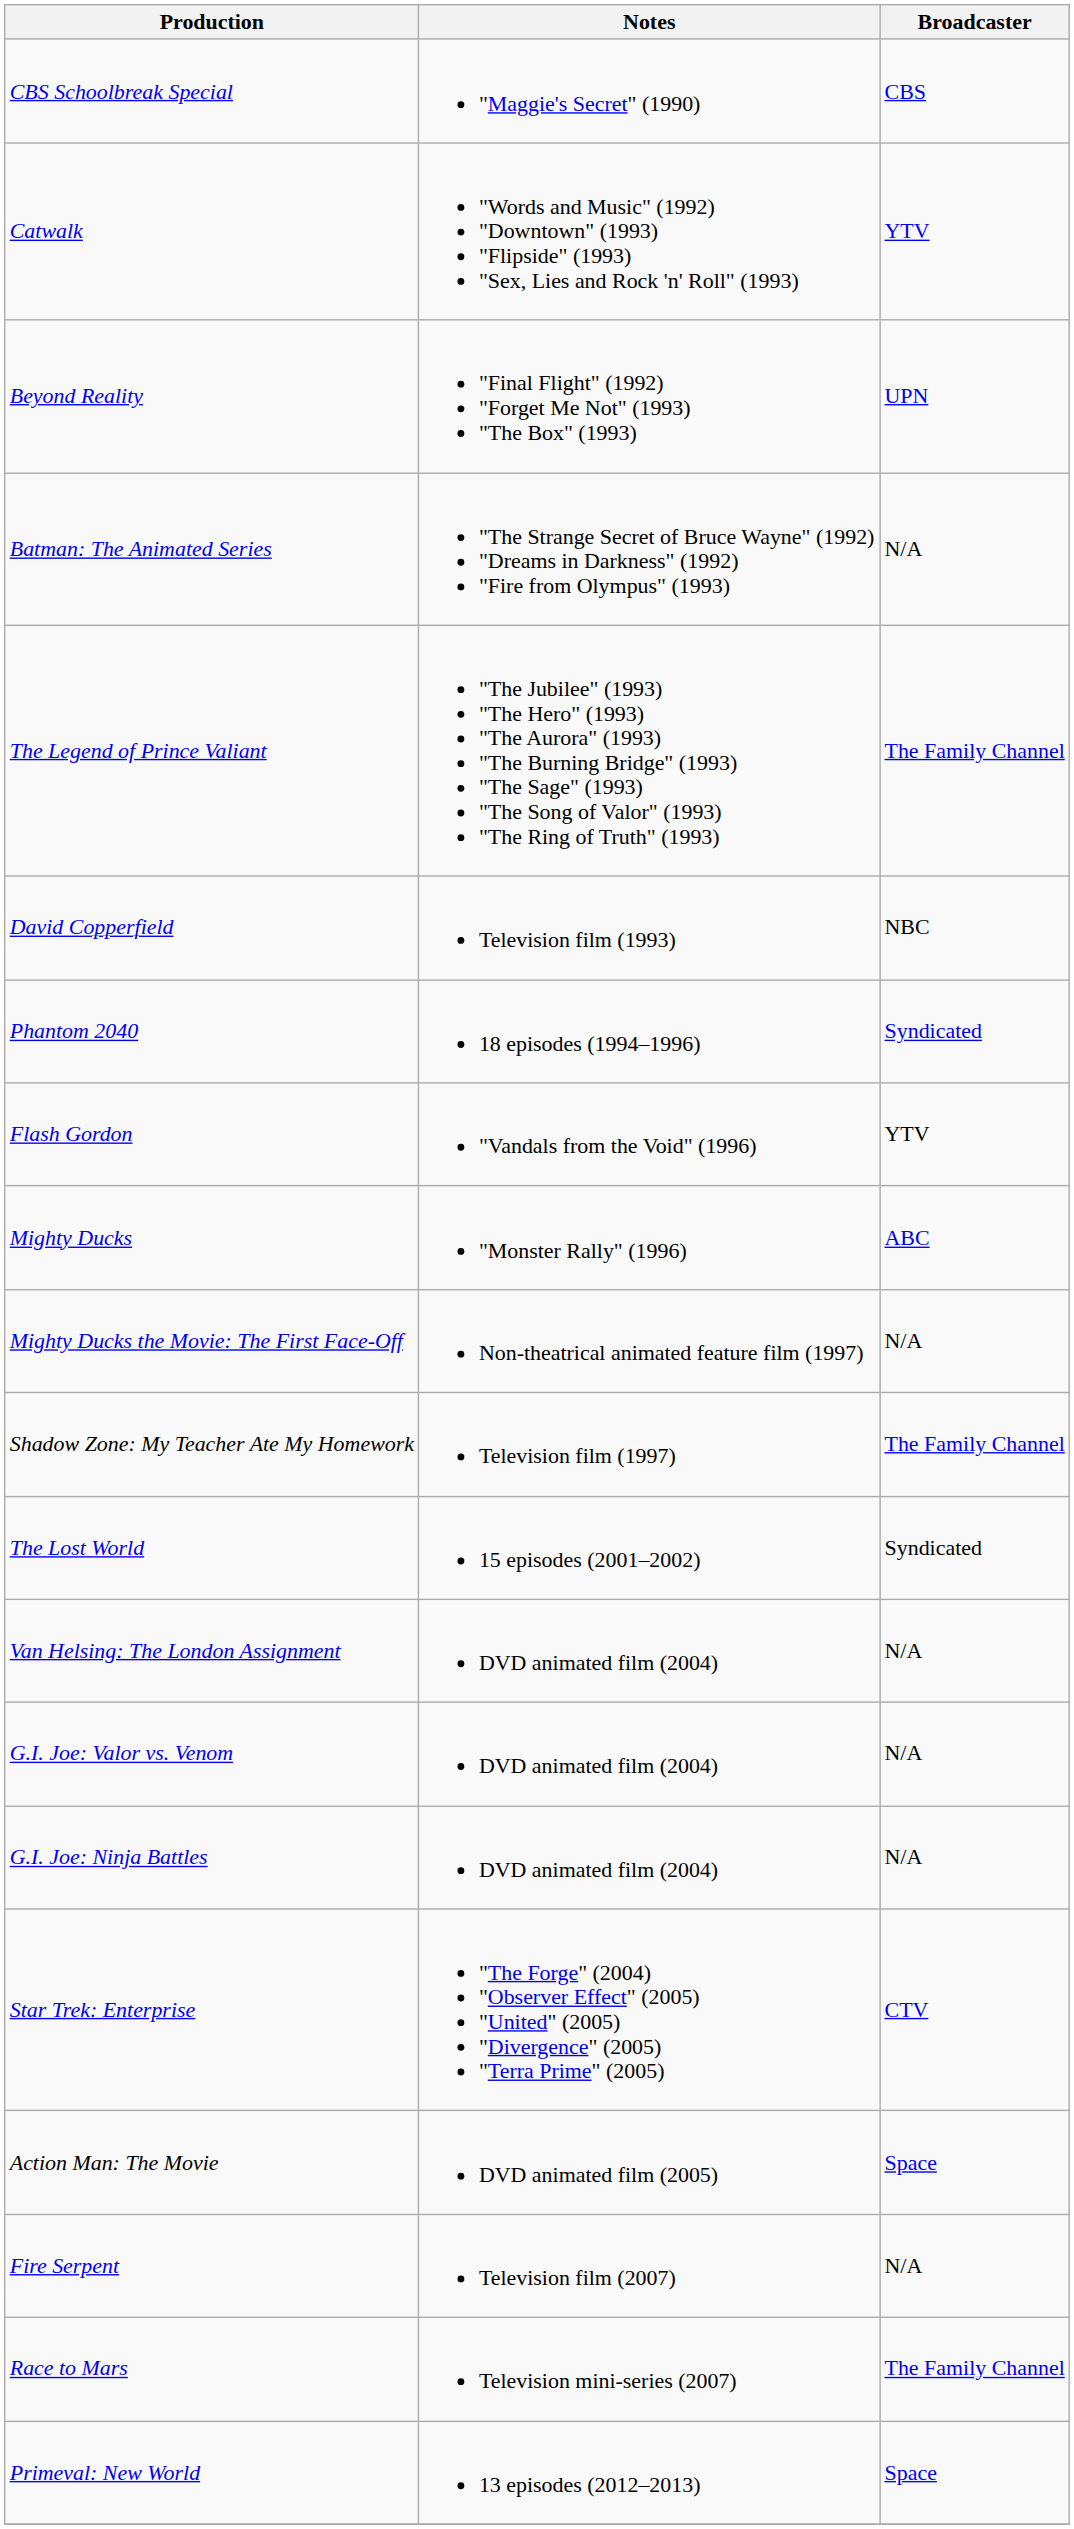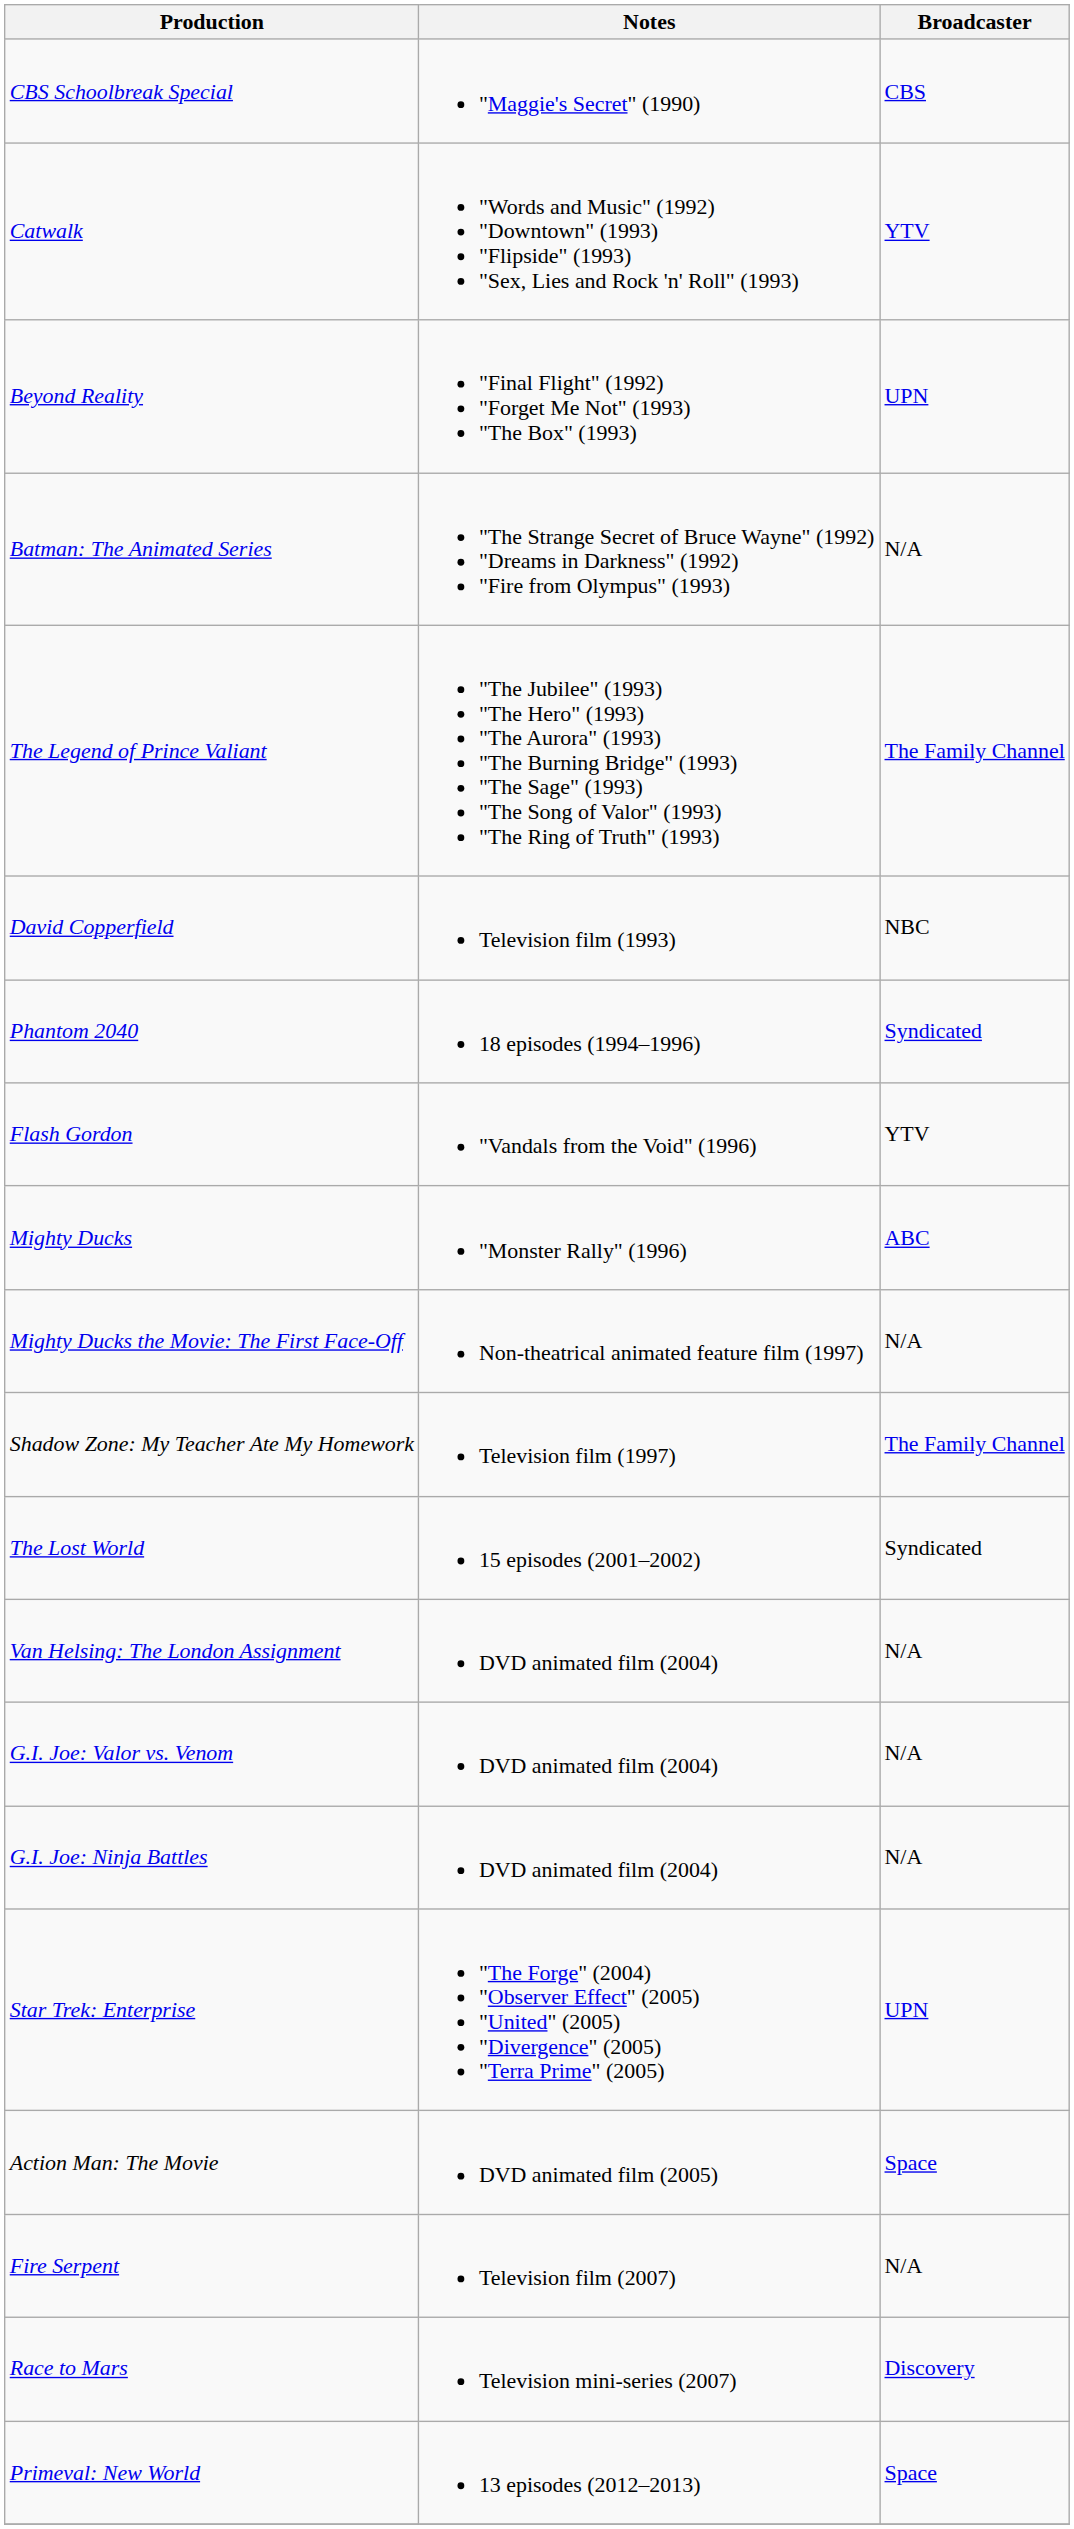(906, 2009) CTV -> (906, 2009) UPN
(975, 2368) The Family Channel -> (930, 2368) Discovery
